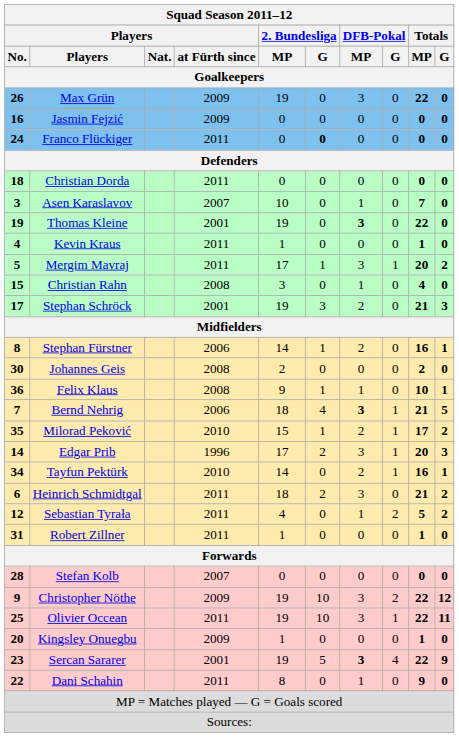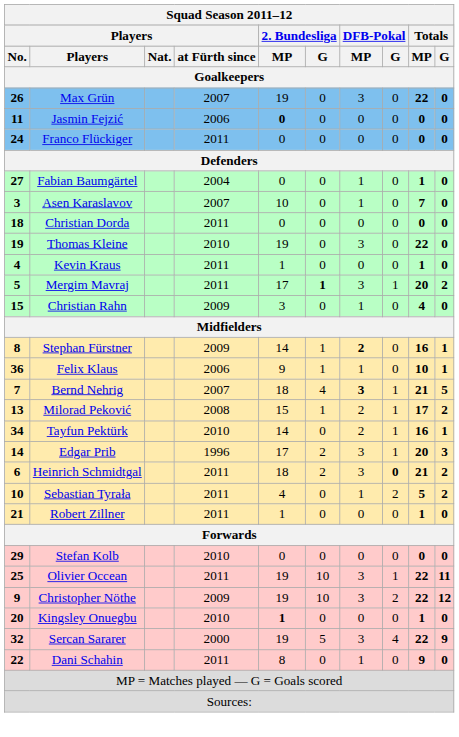(217, 98) 2009 -> (217, 98) 2007
(17, 118) 16 -> (17, 118) 11
(217, 118) 2009 -> (217, 118) 2006
(282, 118) normal -> (282, 118) bold
(323, 139) bold -> (323, 139) normal
+ row: (87, 181)
rows swapped: (87, 181) <-> (87, 202)
(217, 222) 2001 -> (217, 243) 2010
(361, 222) bold -> (361, 243) normal
(323, 264) normal -> (323, 285) bold
(217, 285) 2008 -> (217, 306) 2009
- row: (87, 306)
(217, 347) 2006 -> (217, 347) 2009
(361, 347) normal -> (361, 347) bold
- row: (87, 368)
(217, 389) 2008 -> (217, 368) 2006
(217, 410) 2006 -> (217, 389) 2007
(17, 431) 35 -> (17, 410) 13
(217, 431) 2010 -> (217, 410) 2008
rows swapped: (87, 472) <-> (87, 451)
(395, 493) normal -> (395, 472) bold
(17, 514) 12 -> (17, 493) 10
(17, 535) 31 -> (17, 514) 21
(17, 576) 28 -> (17, 555) 29
(217, 576) 2007 -> (217, 555) 2010
rows swapped: (87, 597) <-> (87, 618)
(217, 639) 2009 -> (217, 618) 2010
(282, 639) normal -> (282, 618) bold
(17, 659) 23 -> (17, 639) 32
(217, 659) 2001 -> (217, 639) 2000
(361, 659) bold -> (361, 639) normal
